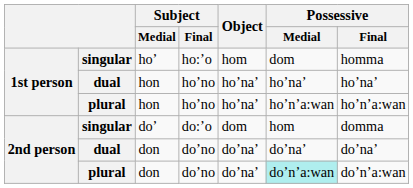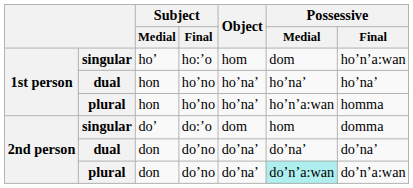(362, 59) homma -> (373, 59) hoʼnʼa:wan
(373, 104) hoʼnʼa:wan -> (362, 104) homma
